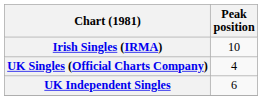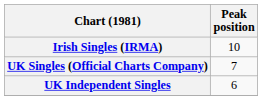(234, 66) 4 -> (234, 66) 7
